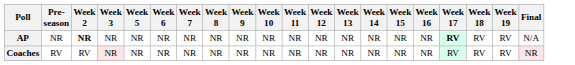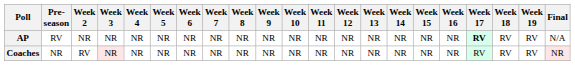+ column: (137, 17)
(56, 38) NR -> (56, 38) RV
(84, 38) bold -> (84, 38) normal
(56, 53) RV -> (56, 53) NR
